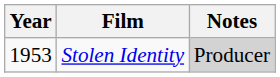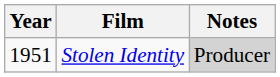(31, 54) 1953 -> (31, 54) 1951
